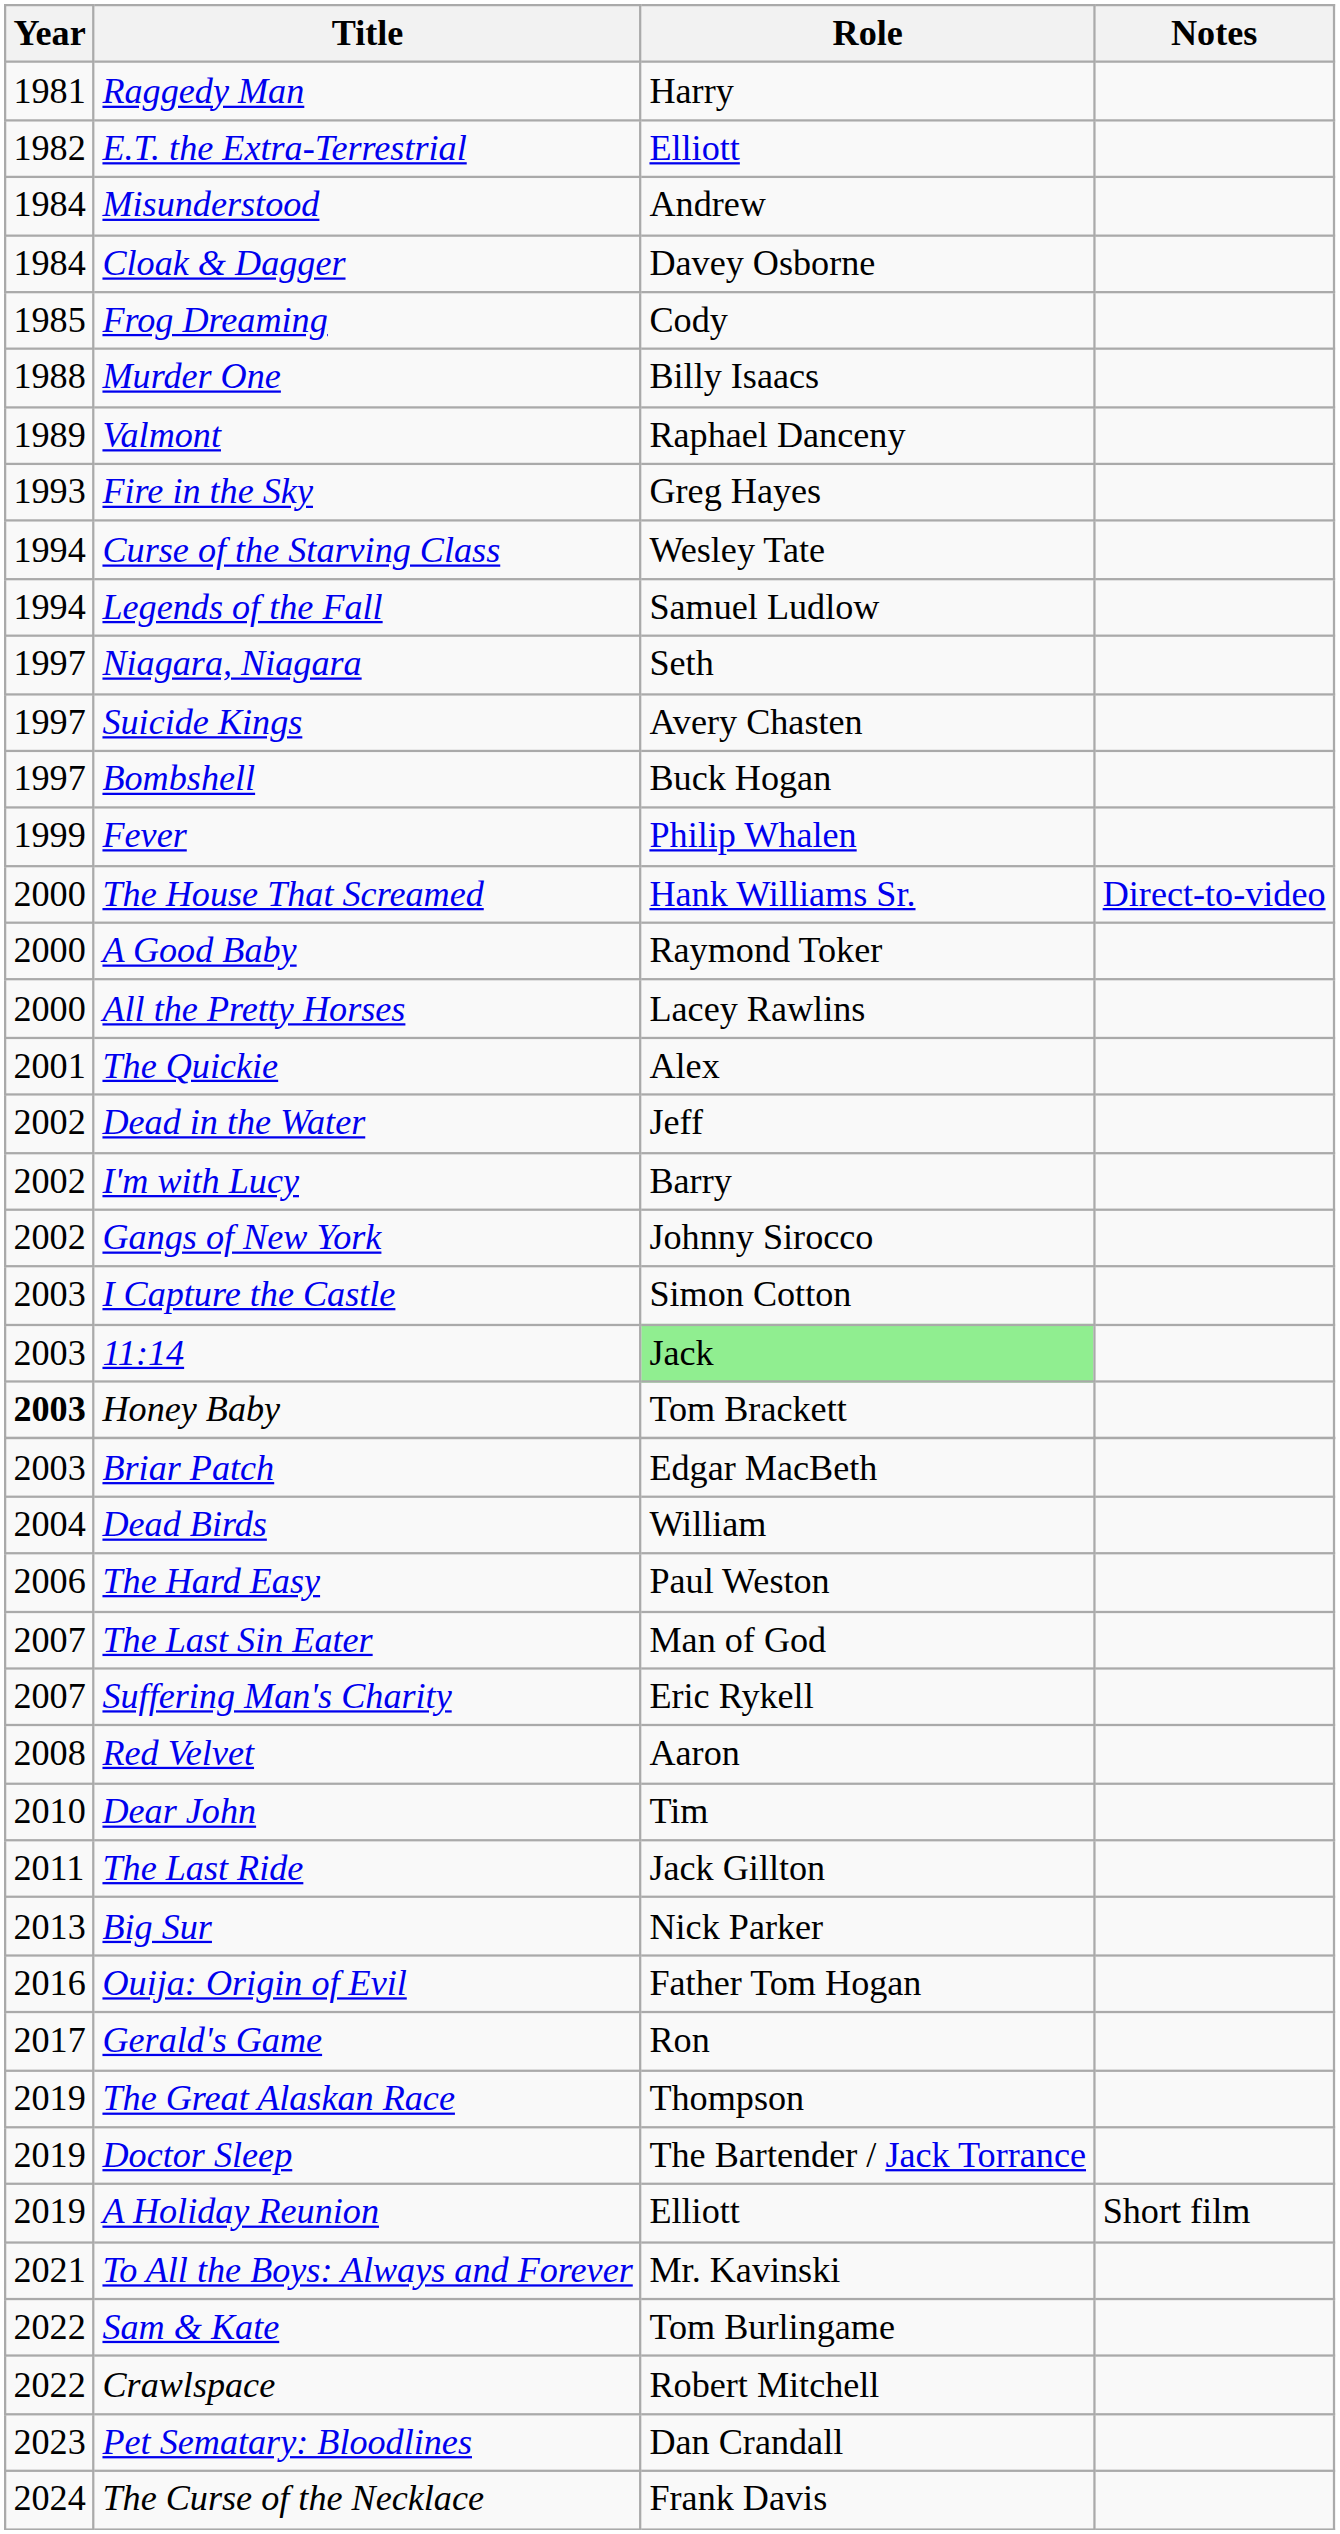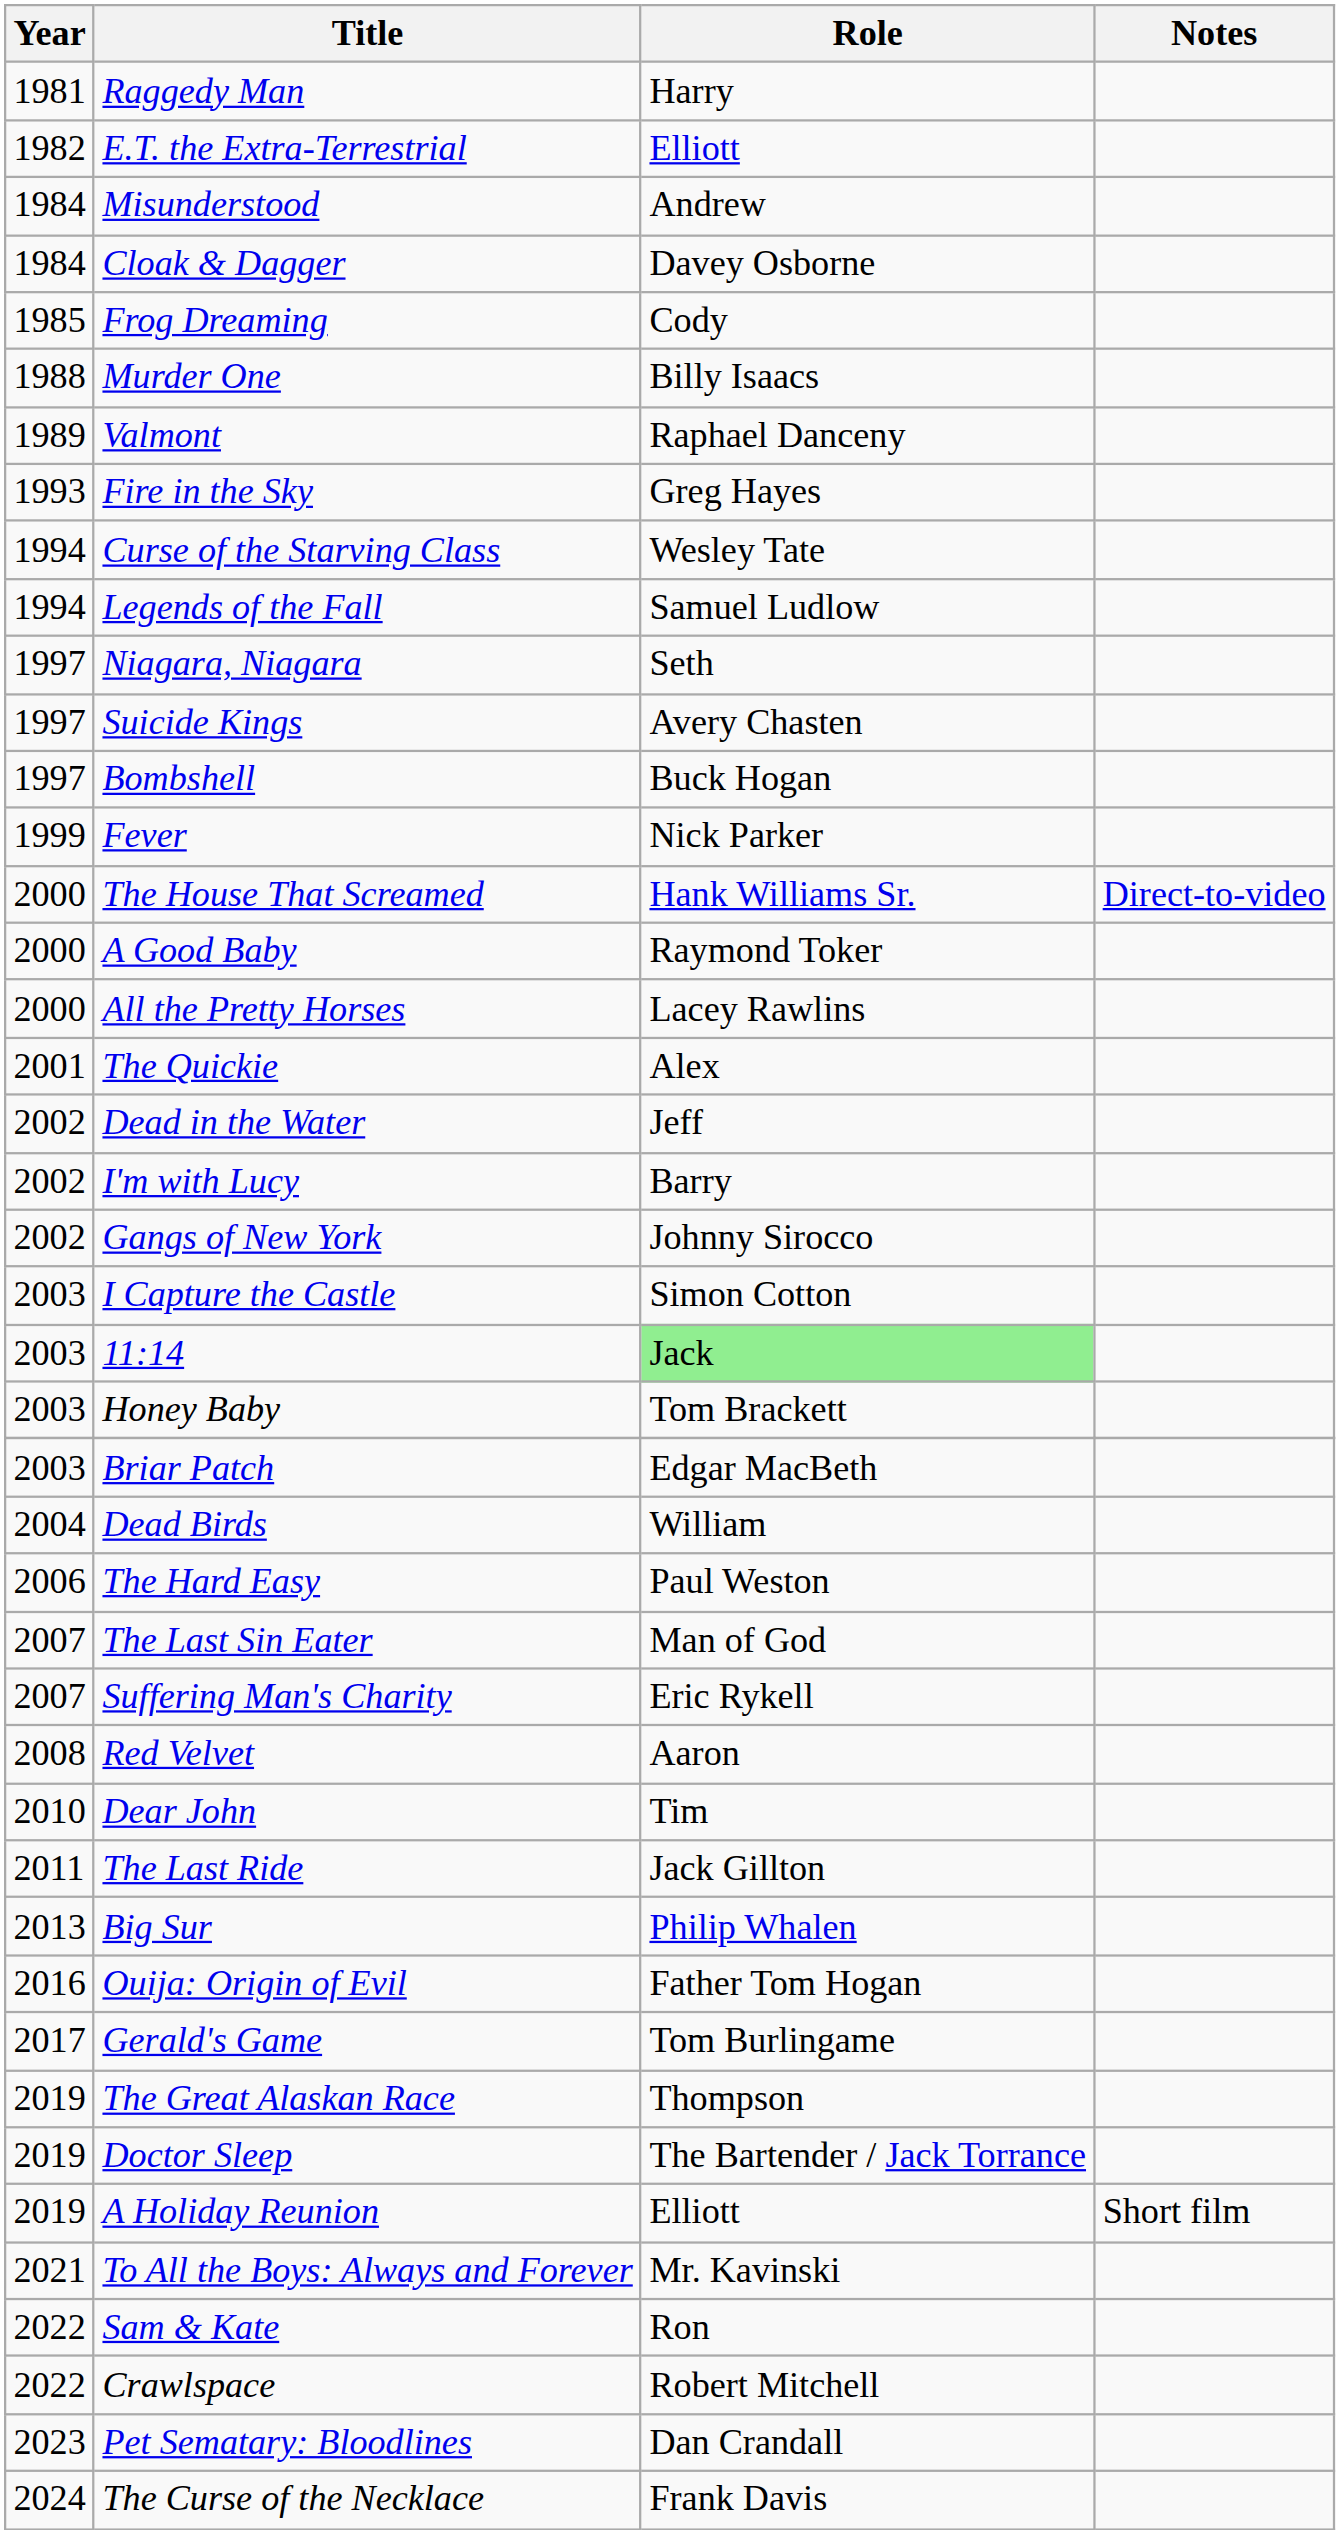(753, 836) Philip Whalen -> (736, 836) Nick Parker
(50, 1409) bold -> (50, 1409) normal
(736, 1925) Nick Parker -> (753, 1925) Philip Whalen
(680, 2040) Ron -> (772, 2040) Tom Burlingame
(772, 2327) Tom Burlingame -> (680, 2327) Ron
